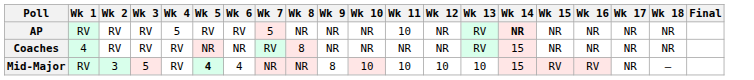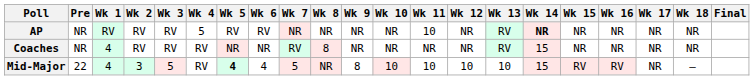+ column: (80, 13)
(270, 31) 5 -> (295, 31) NR
(84, 66) RV -> (108, 66) 4
(270, 66) NR -> (295, 66) 5
